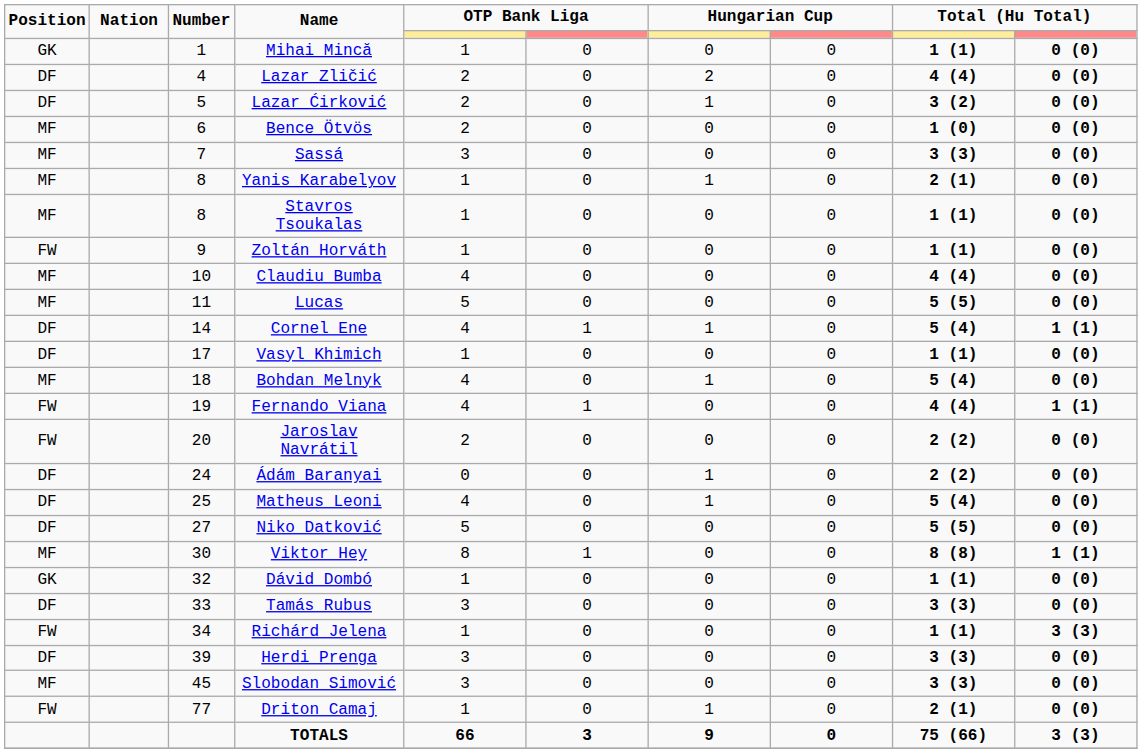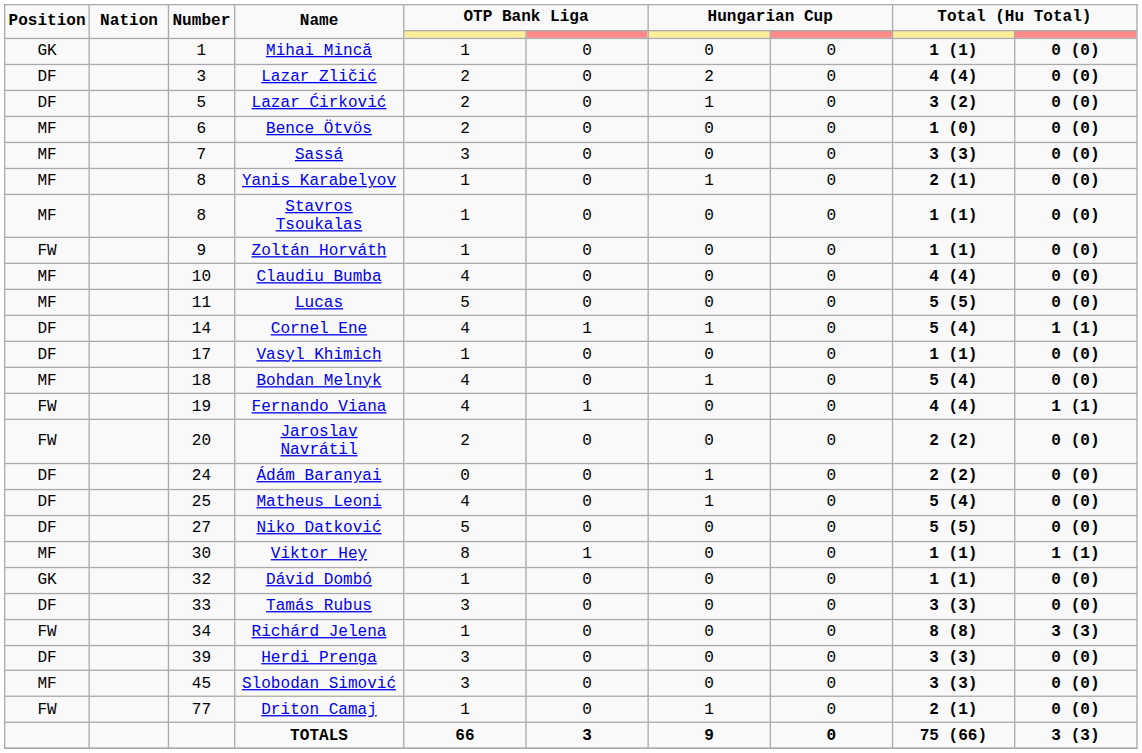(201, 78) 4 -> (201, 78) 3
(953, 555) 8 (8) -> (953, 555) 1 (1)
(953, 632) 1 (1) -> (953, 632) 8 (8)
